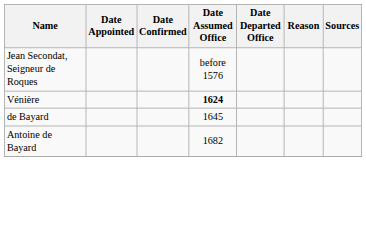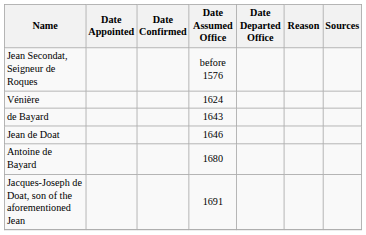(213, 99) bold -> (213, 99) normal
(213, 117) 1645 -> (213, 117) 1643
+ row: (33, 134)
(213, 141) 1682 -> (213, 159) 1680
+ row: (44, 202)
